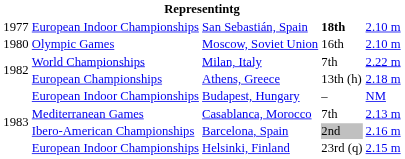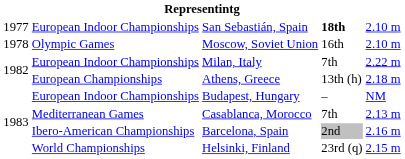(16, 44) 1980 -> (16, 44) 1978
(88, 61) World Championships -> (115, 61) European Indoor Championships
(115, 148) European Indoor Championships -> (88, 148) World Championships
